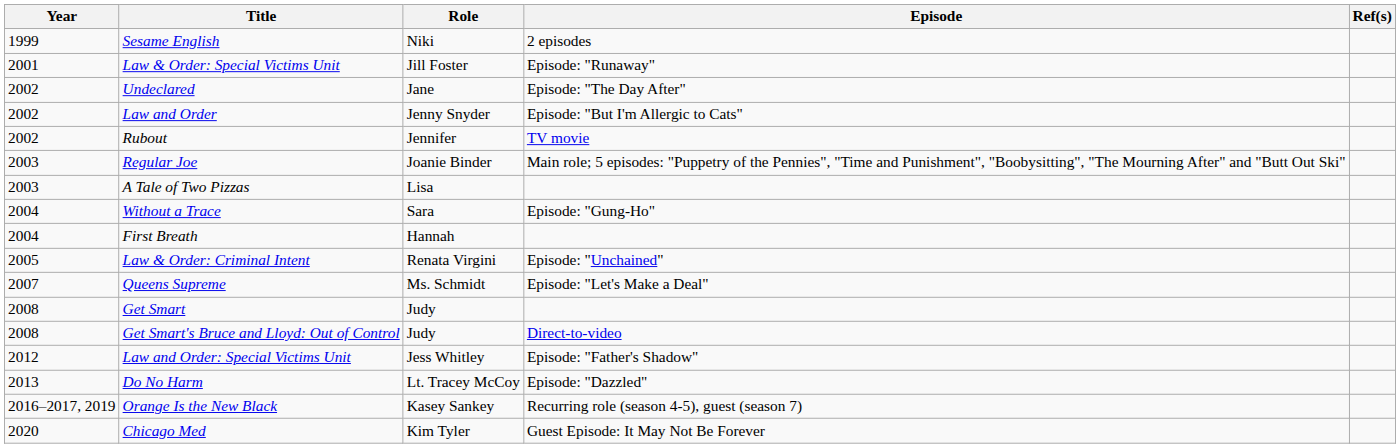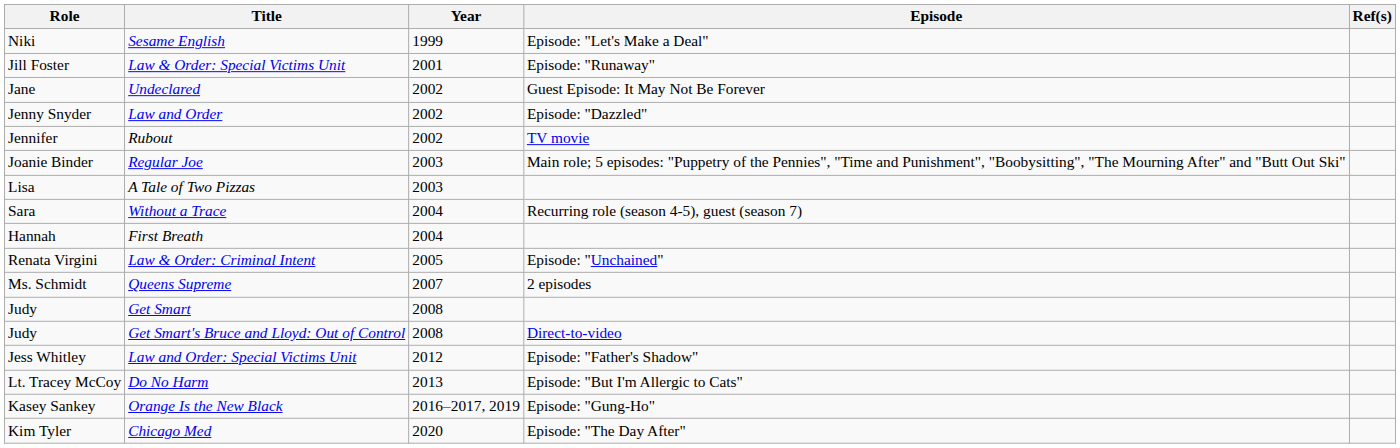columns swapped: (62, 16) <-> (463, 16)
(559, 41) 2 episodes -> (618, 41) Episode: "Let's Make a Deal"
(606, 89) Episode: "The Day After" -> (646, 89) Guest Episode: It May Not Be Forever
(635, 114) Episode: "But I'm Allergic to Cats" -> (587, 114) Episode: "Dazzled"
(591, 211) Episode: "Gung-Ho" -> (664, 211) Recurring role (season 4-5), guest (season 7)
(618, 284) Episode: "Let's Make a Deal" -> (559, 284) 2 episodes
(587, 382) Episode: "Dazzled" -> (635, 382) Episode: "But I'm Allergic to Cats"
(664, 406) Recurring role (season 4-5), guest (season 7) -> (591, 406) Episode: "Gung-Ho"
(646, 430) Guest Episode: It May Not Be Forever -> (606, 430) Episode: "The Day After"
